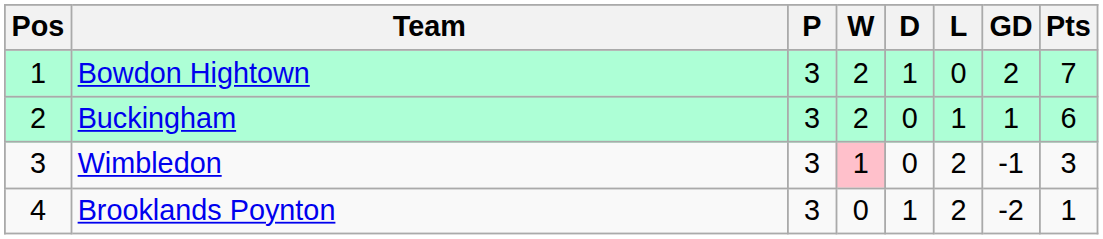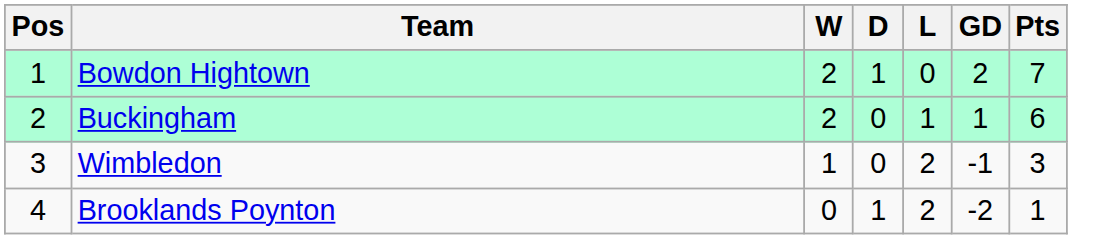- column: (812, 27)
(861, 164) pink background -> (829, 164) no background
